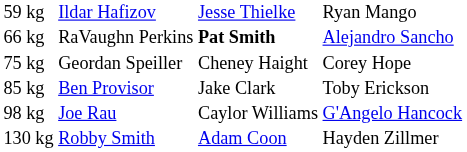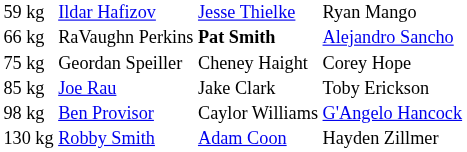(106, 87) Ben Provisor -> (87, 87) Joe Rau
(87, 112) Joe Rau -> (106, 112) Ben Provisor
